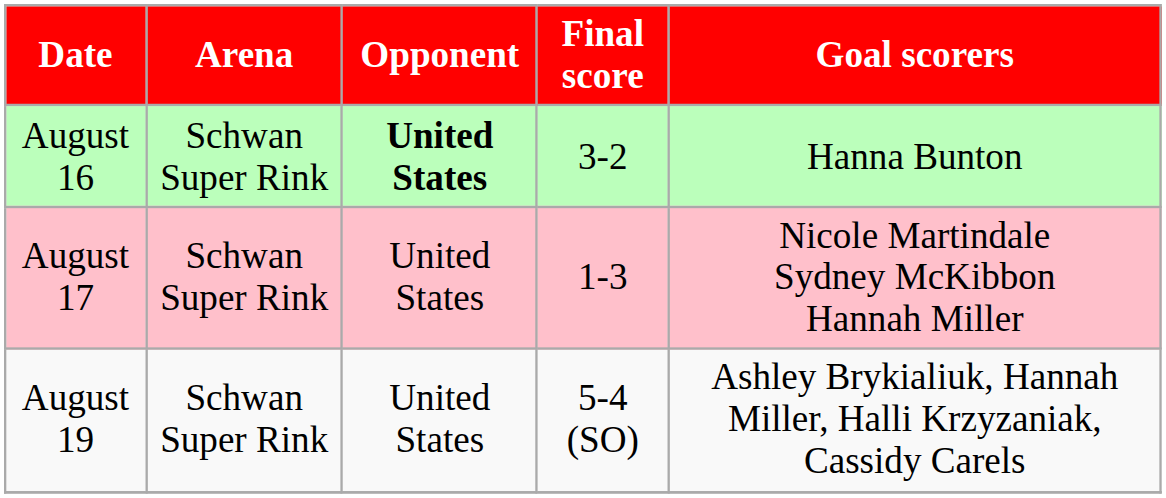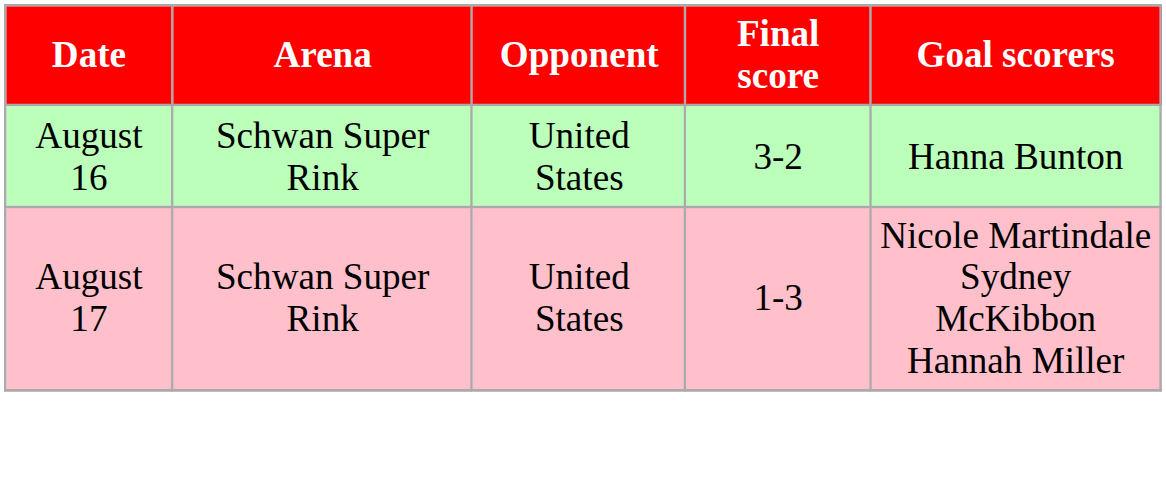(440, 155) bold -> (579, 155) normal
- row: (75, 419)
